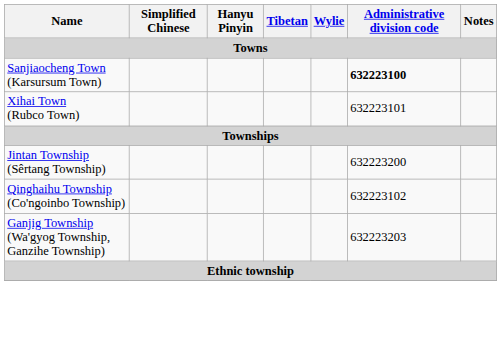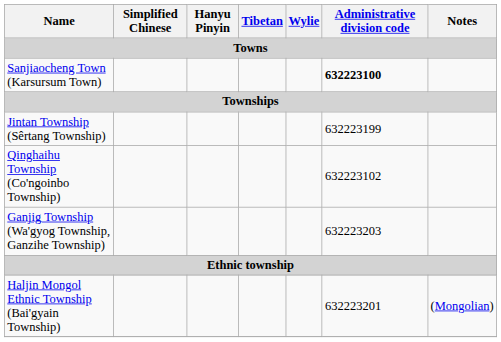- row: (43, 108)
(378, 162) 632223200 -> (353, 128) 632223199
+ row: (50, 306)
